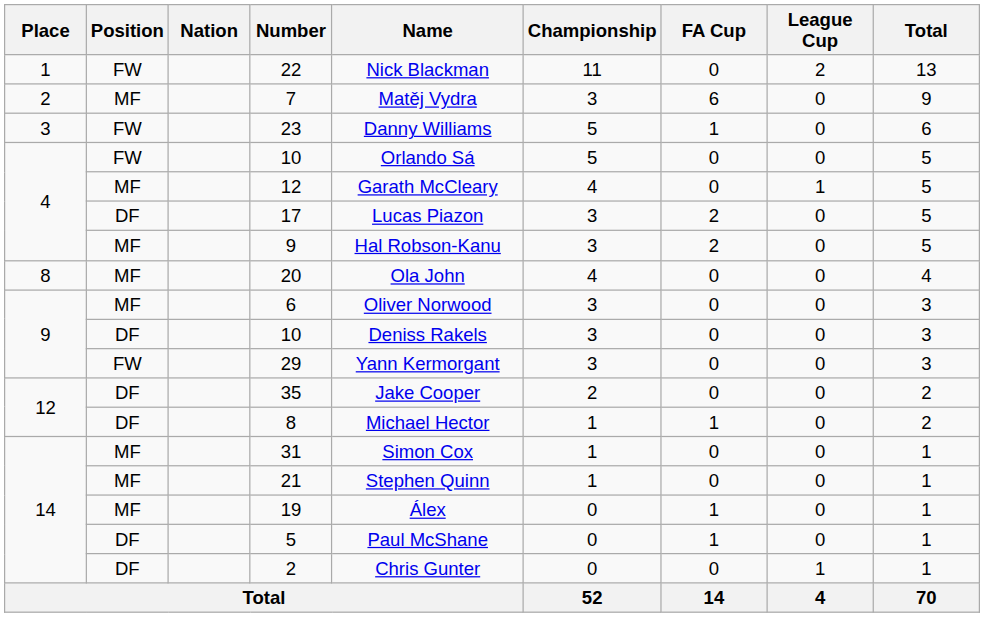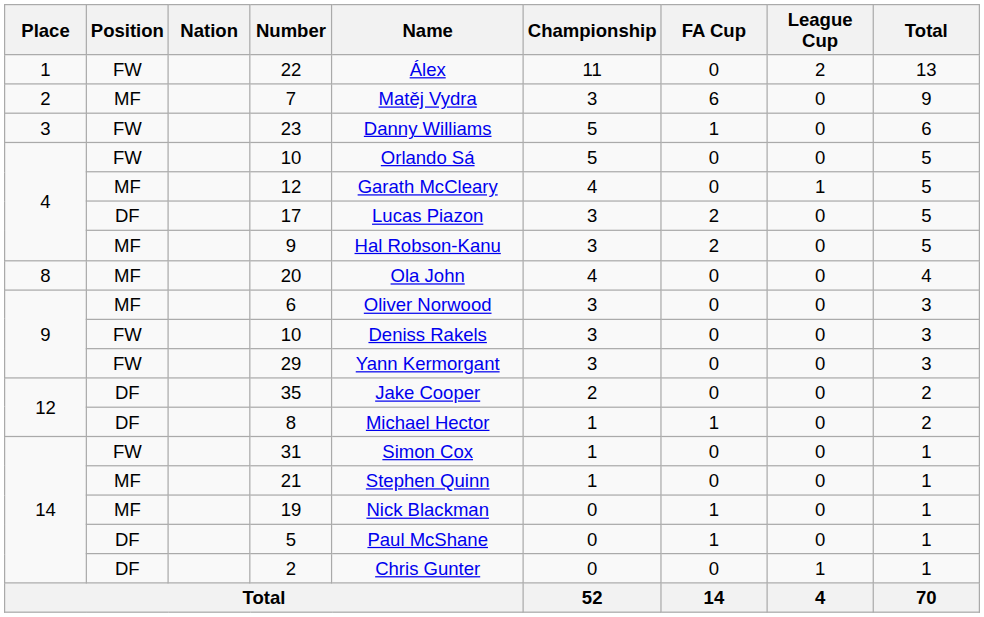(428, 70) Nick Blackman -> (428, 70) Álex
(127, 334) DF -> (127, 334) FW
(127, 451) MF -> (127, 451) FW
(428, 510) Álex -> (428, 510) Nick Blackman
